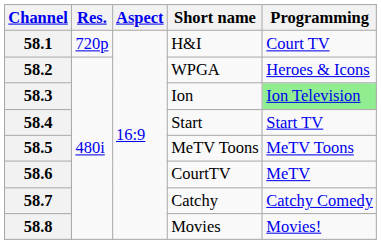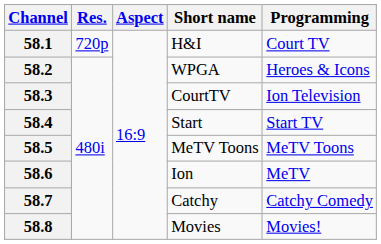(182, 95) Ion -> (201, 95) CourtTV
(313, 95) lightgreen background -> (313, 95) no background
(201, 174) CourtTV -> (182, 174) Ion
